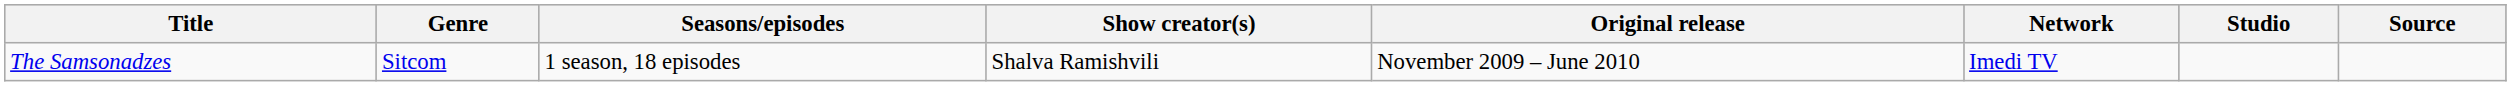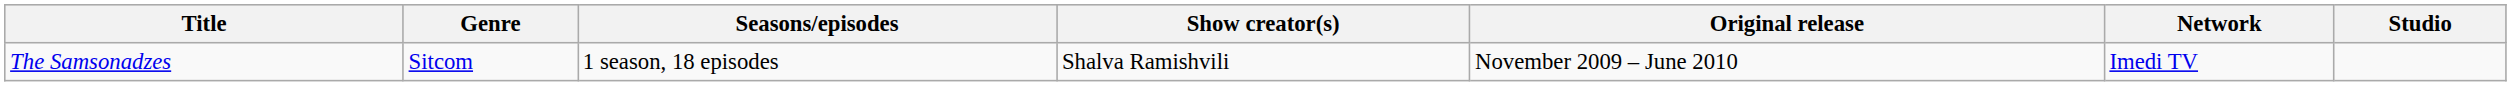- column: (2422, 23)
